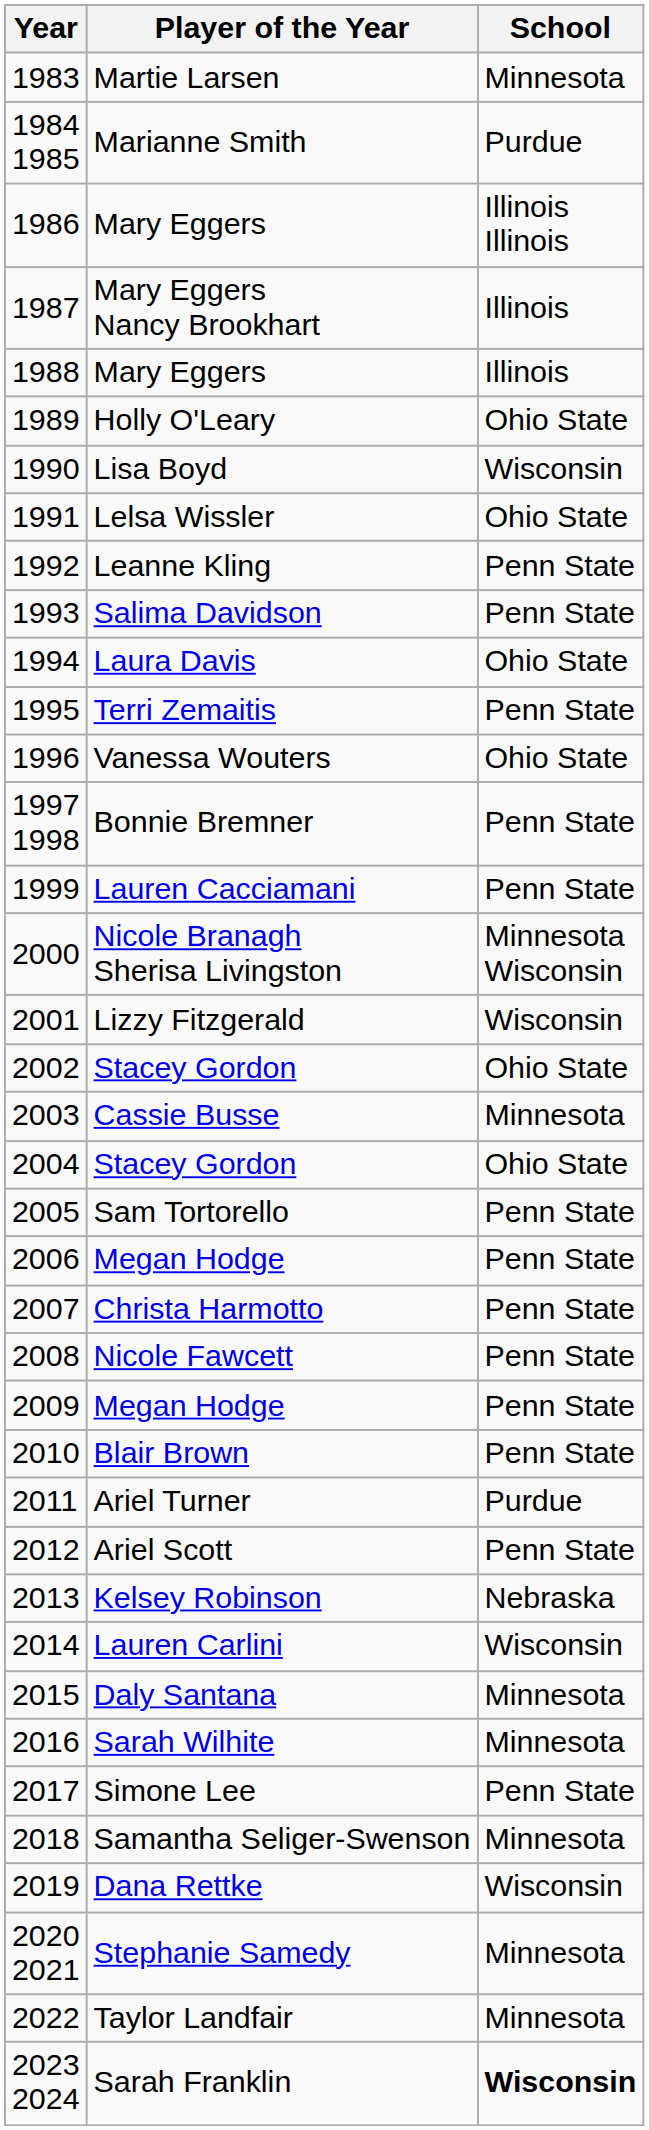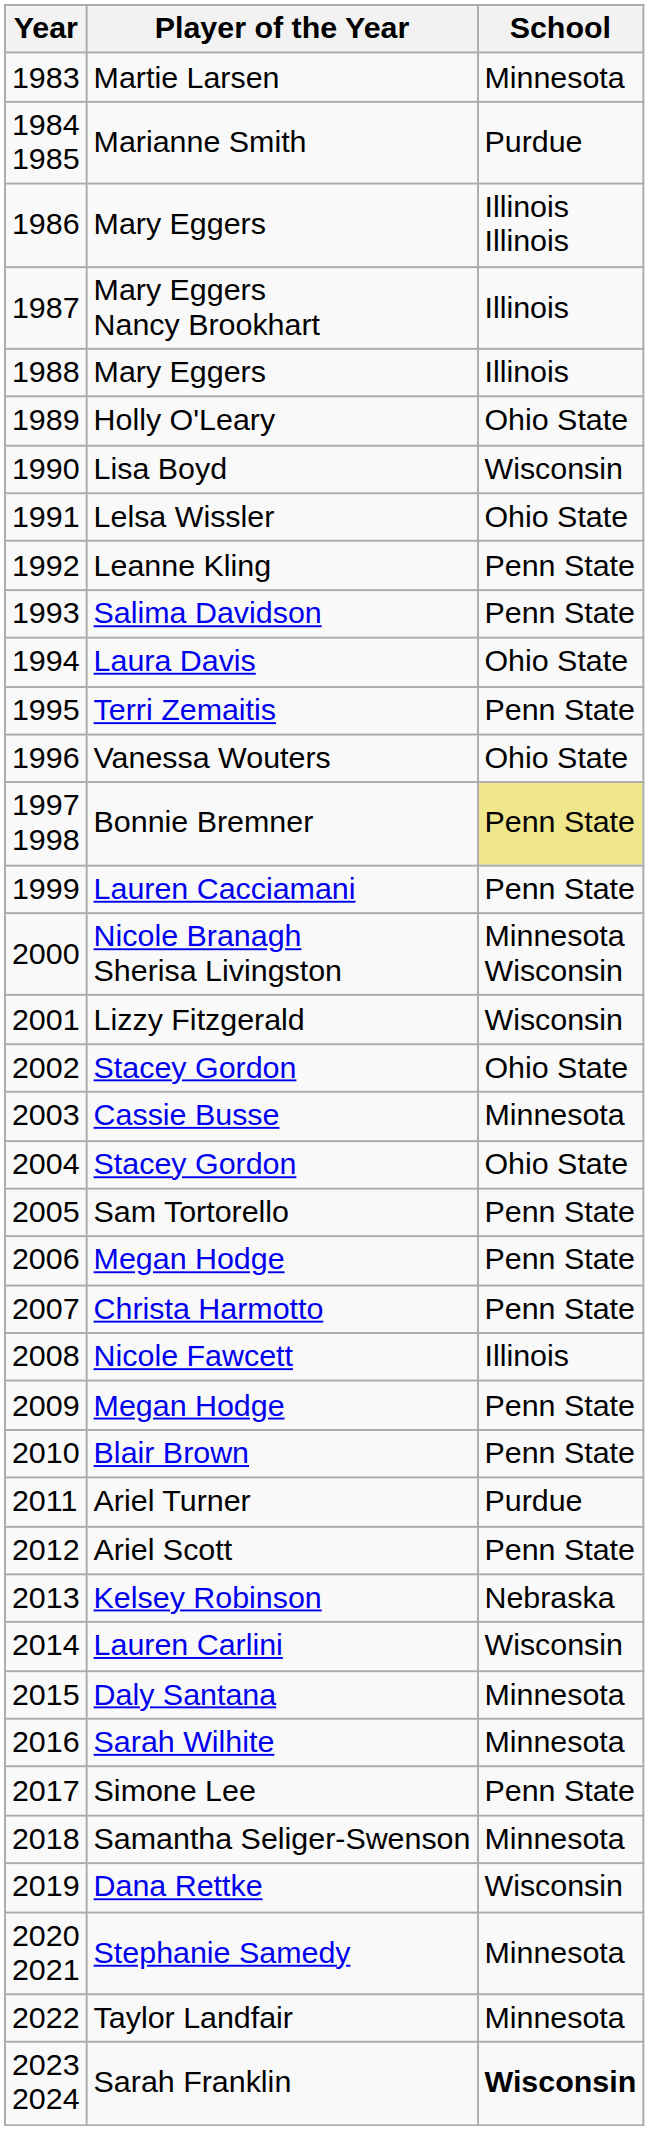(560, 823) no background -> (560, 823) khaki background
(560, 1356) Penn State -> (527, 1356) Illinois
